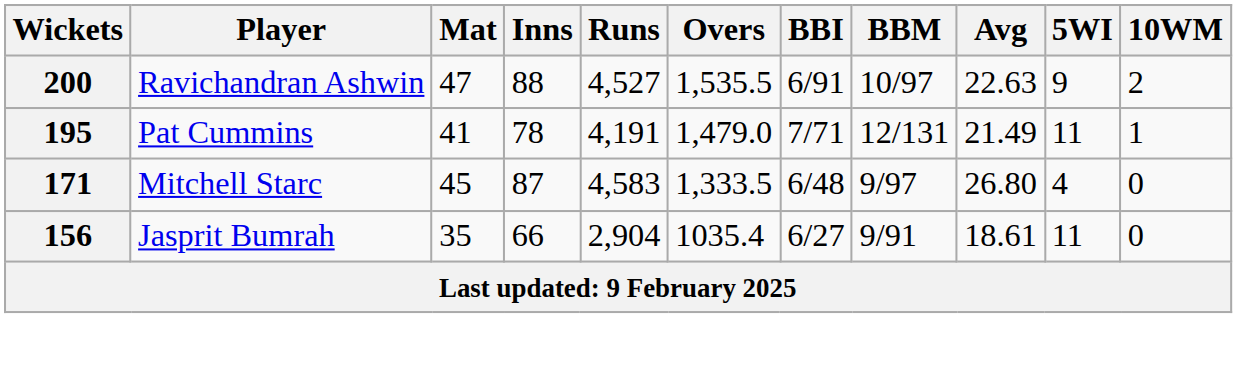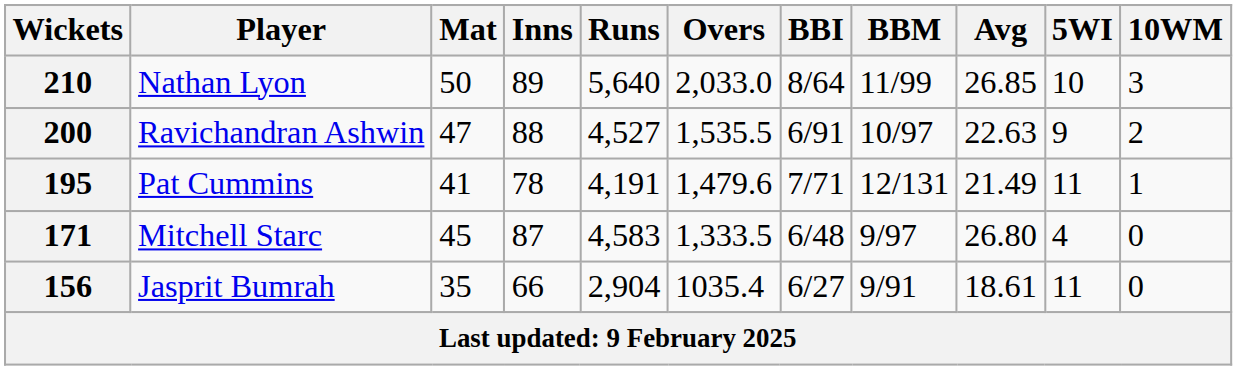+ row: (68, 81)
(724, 132) 1,479.0 -> (724, 183) 1,479.6
